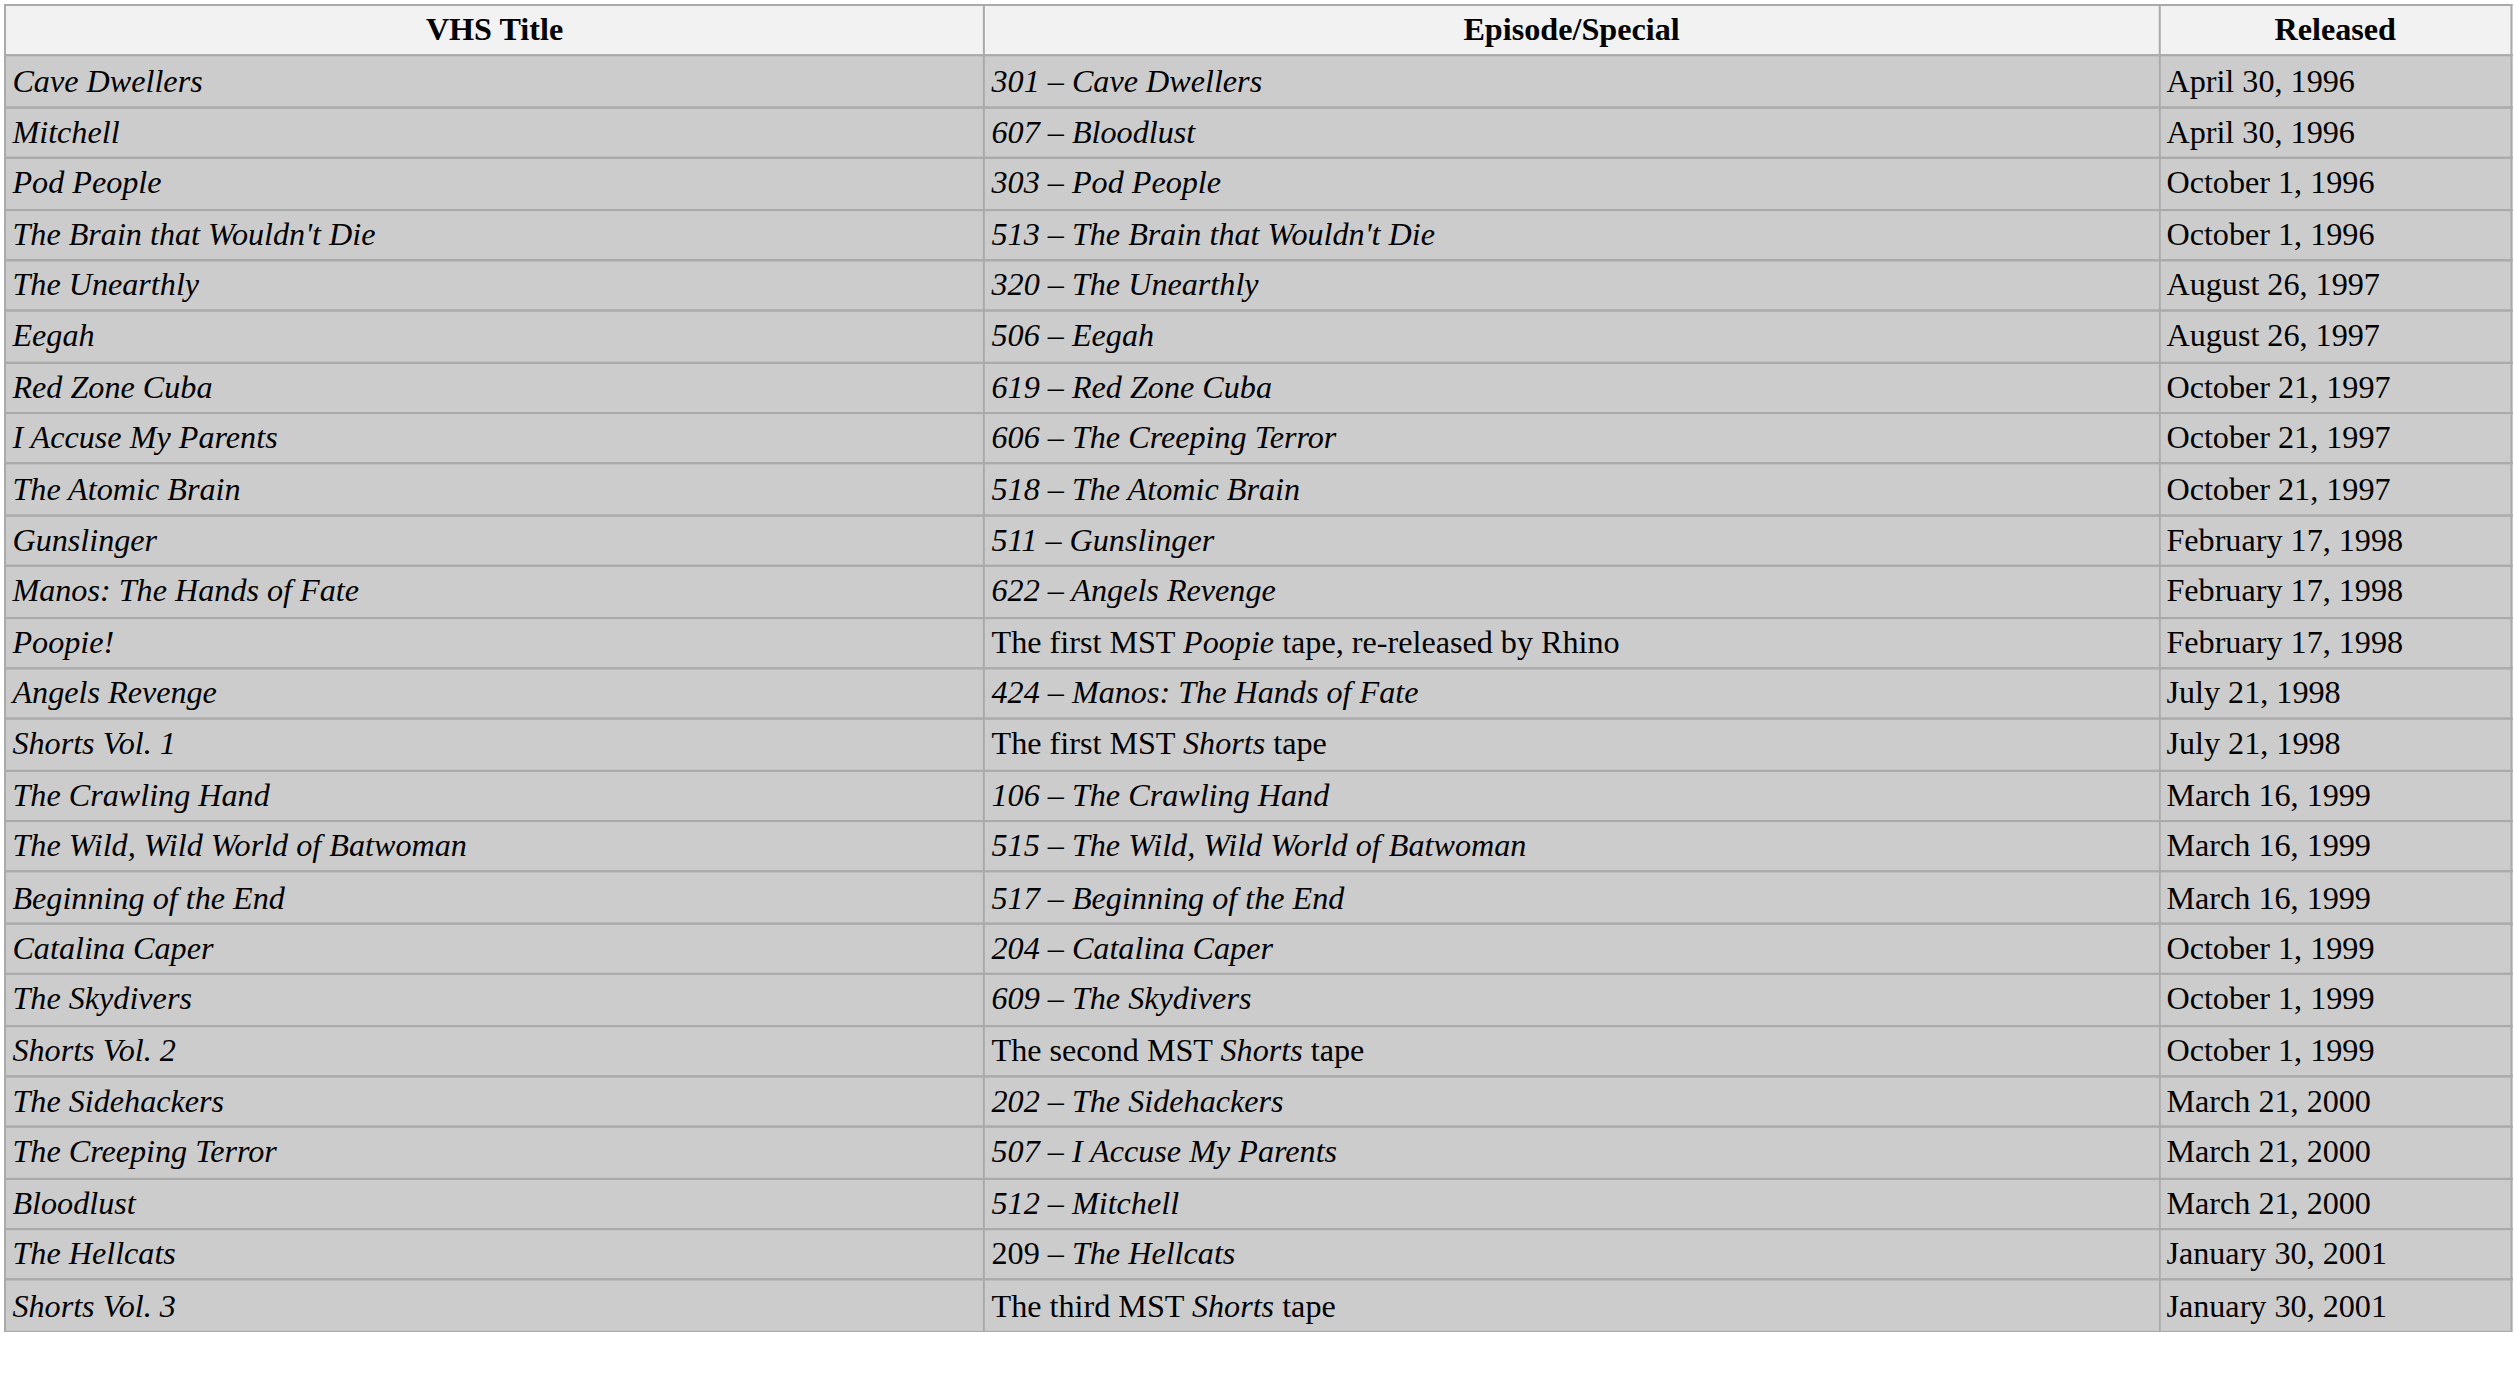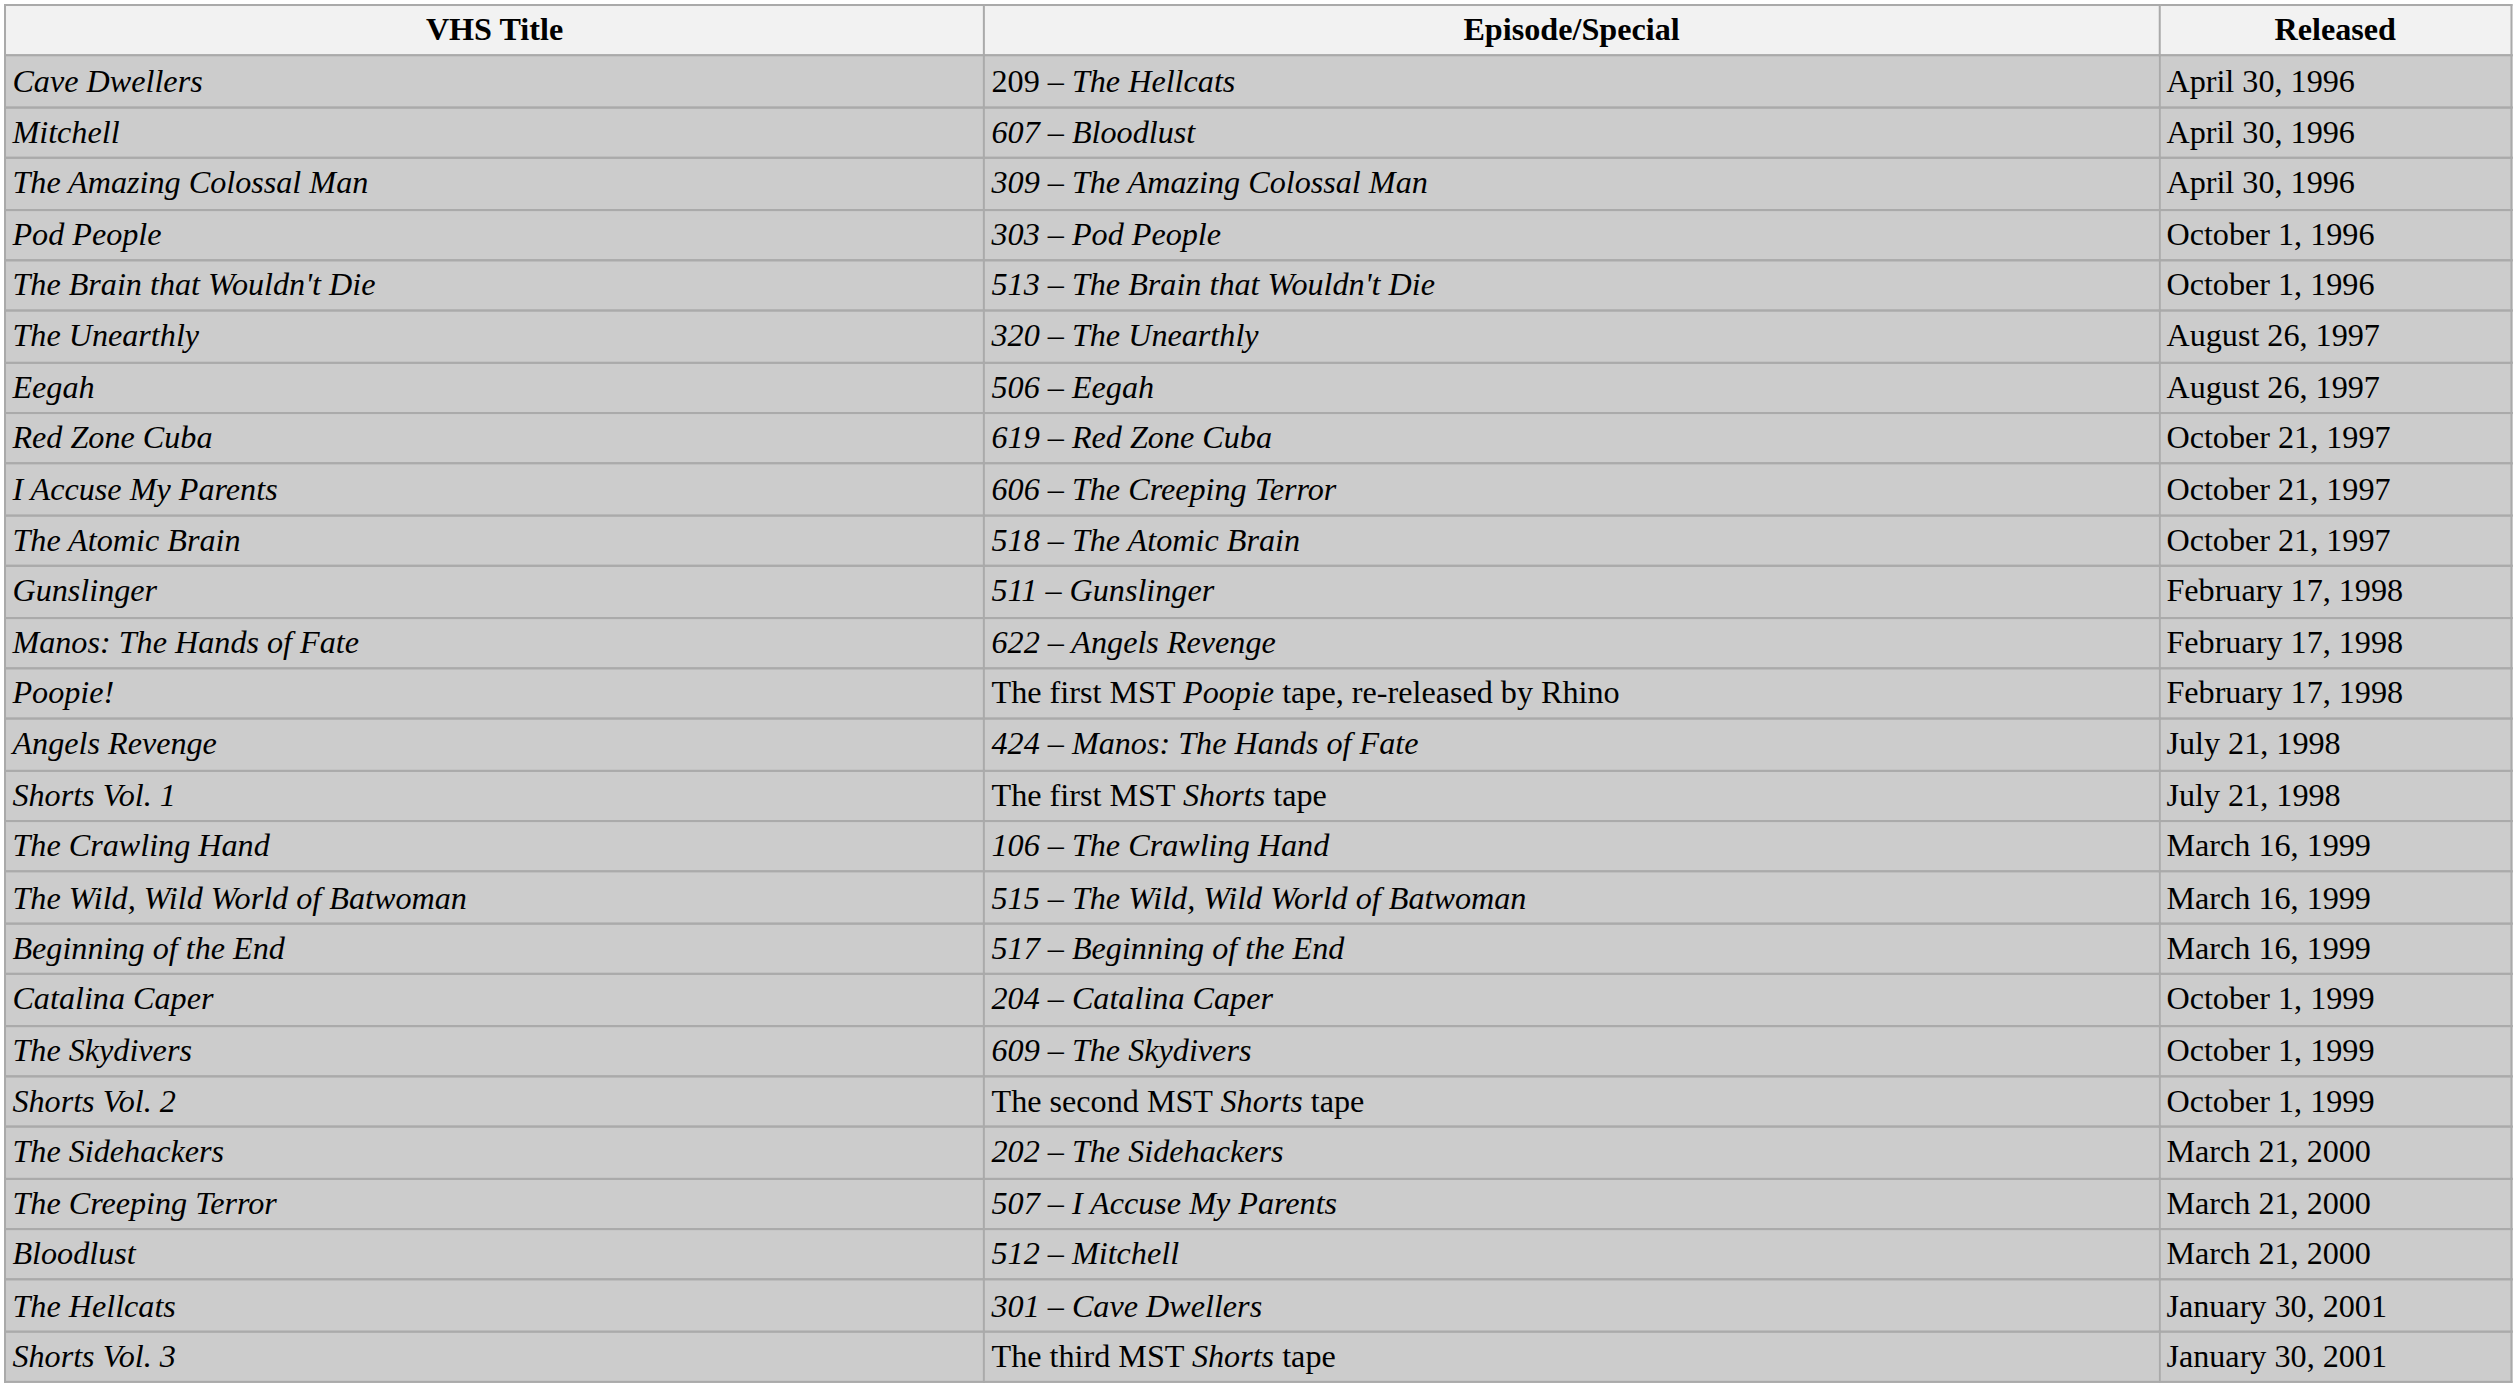(1127, 81) 301 – Cave Dwellers -> (1113, 81) 209 – The Hellcats
+ row: (190, 183)
(1113, 1254) 209 – The Hellcats -> (1127, 1305) 301 – Cave Dwellers
